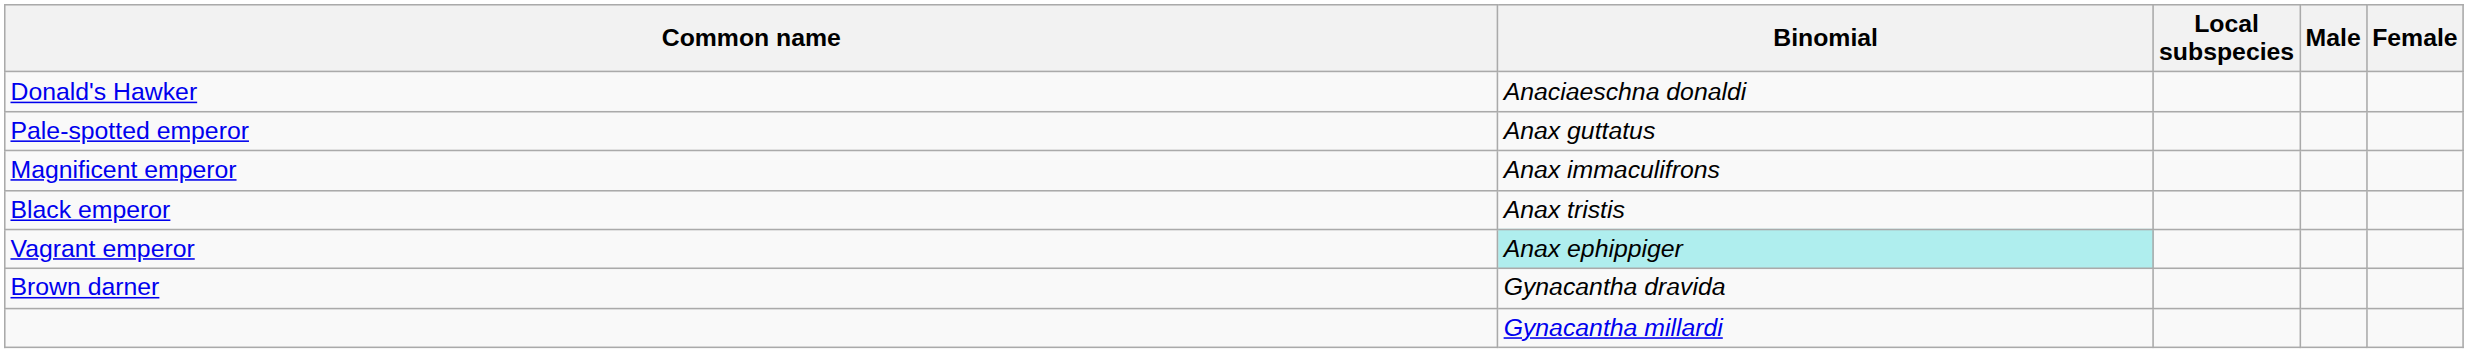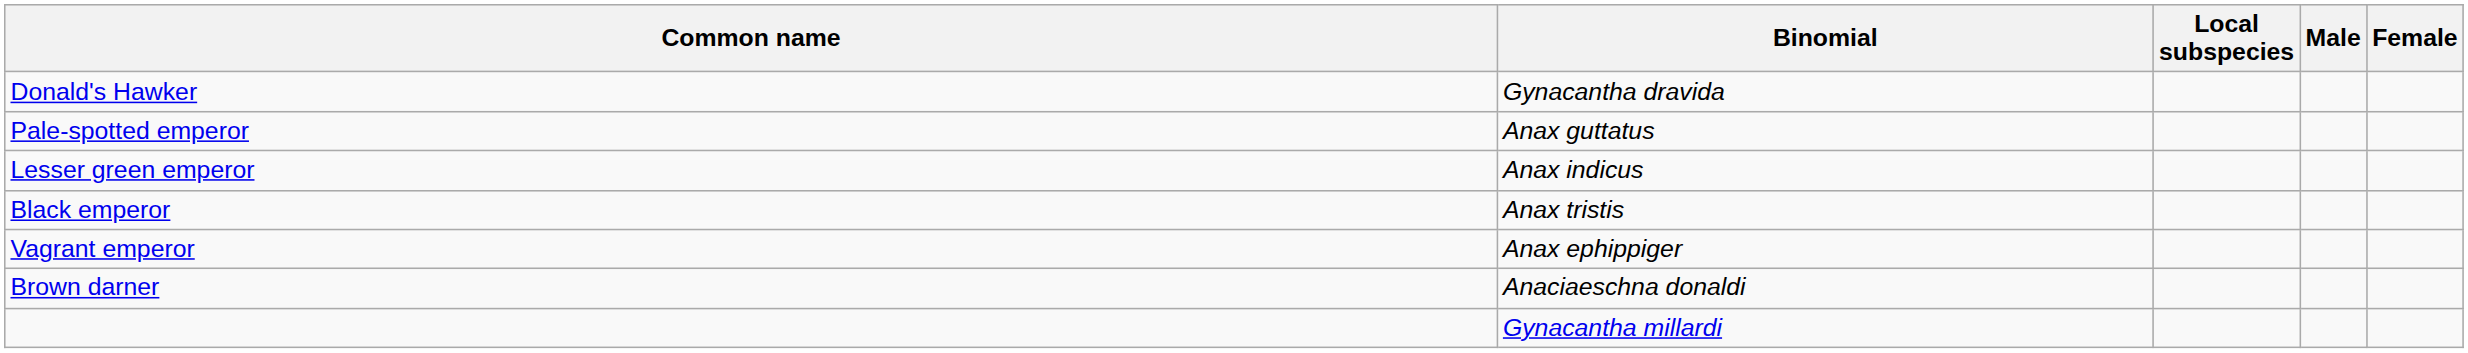(1625, 91) Anaciaeschna donaldi -> (1614, 91) Gynacantha dravida
- row: (124, 170)
+ row: (132, 170)
(1593, 248) paleturquoise background -> (1593, 248) no background
(1615, 288) Gynacantha dravida -> (1624, 288) Anaciaeschna donaldi
